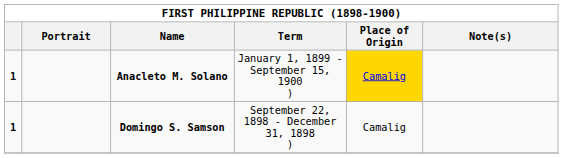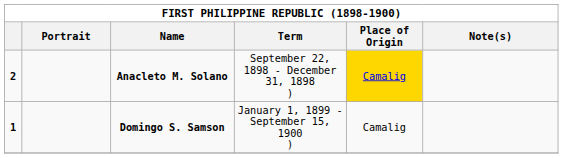(13, 76) 1 -> (13, 76) 2
(290, 76) January 1, 1899 - September 15, 1900 ) -> (290, 76) September 22, 1898 - December 31, 1898 )
(290, 128) September 22, 1898 - December 31, 1898 ) -> (290, 128) January 1, 1899 - September 15, 1900 )
